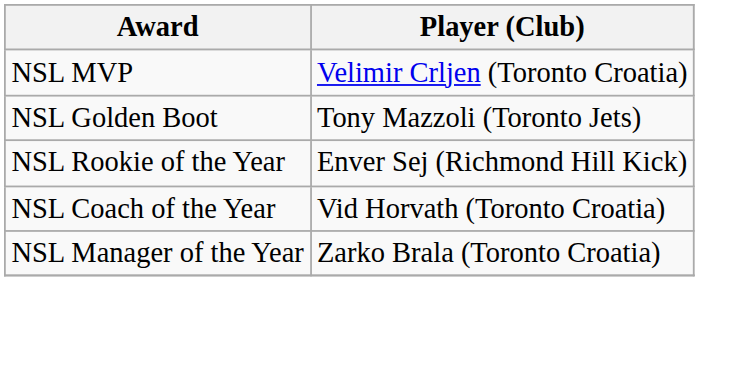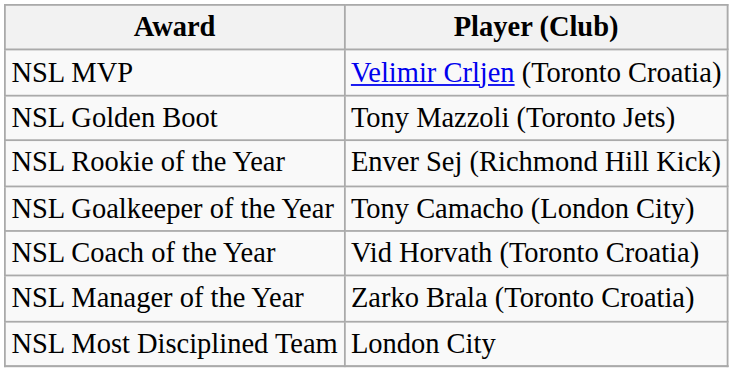+ row: (173, 207)
+ row: (175, 343)
